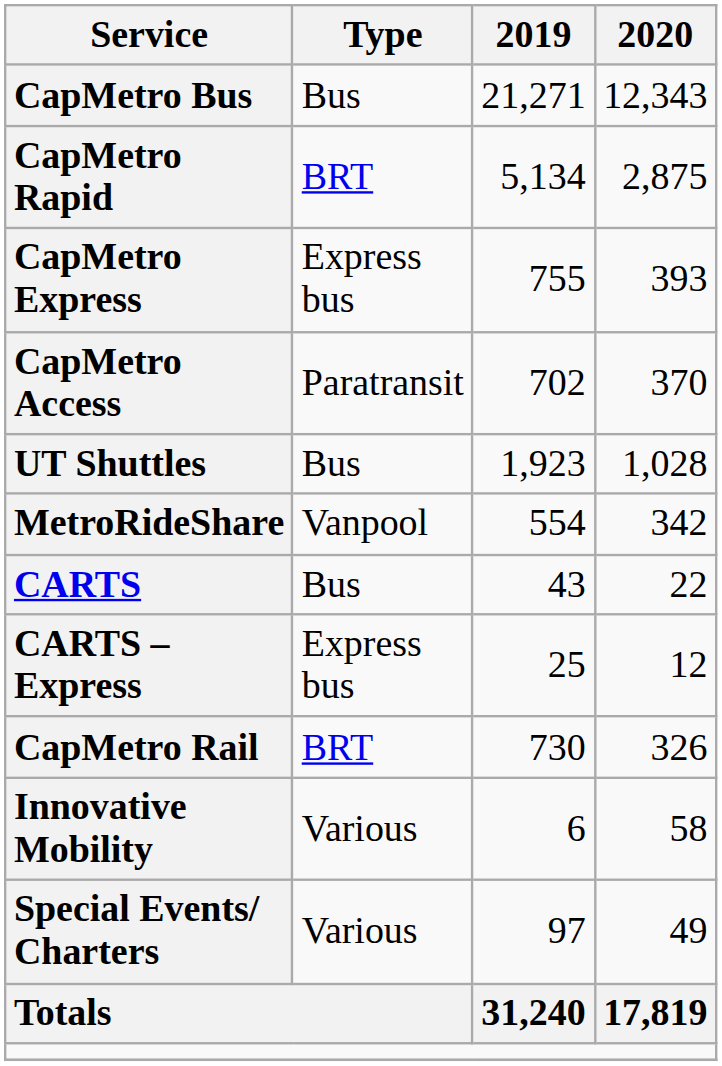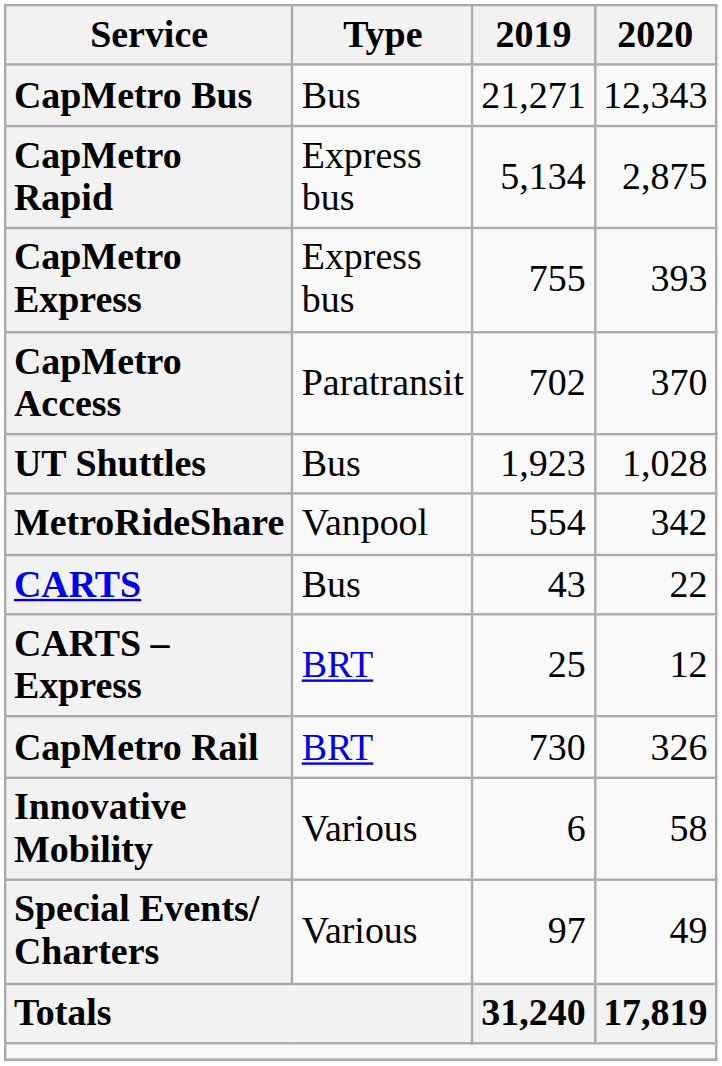(337, 176) BRT -> (362, 176) Express bus
(362, 664) Express bus -> (337, 664) BRT
